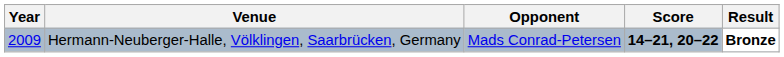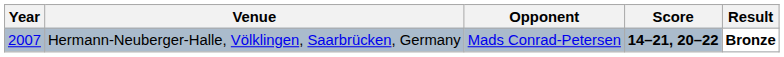(24, 40) 2009 -> (24, 40) 2007
